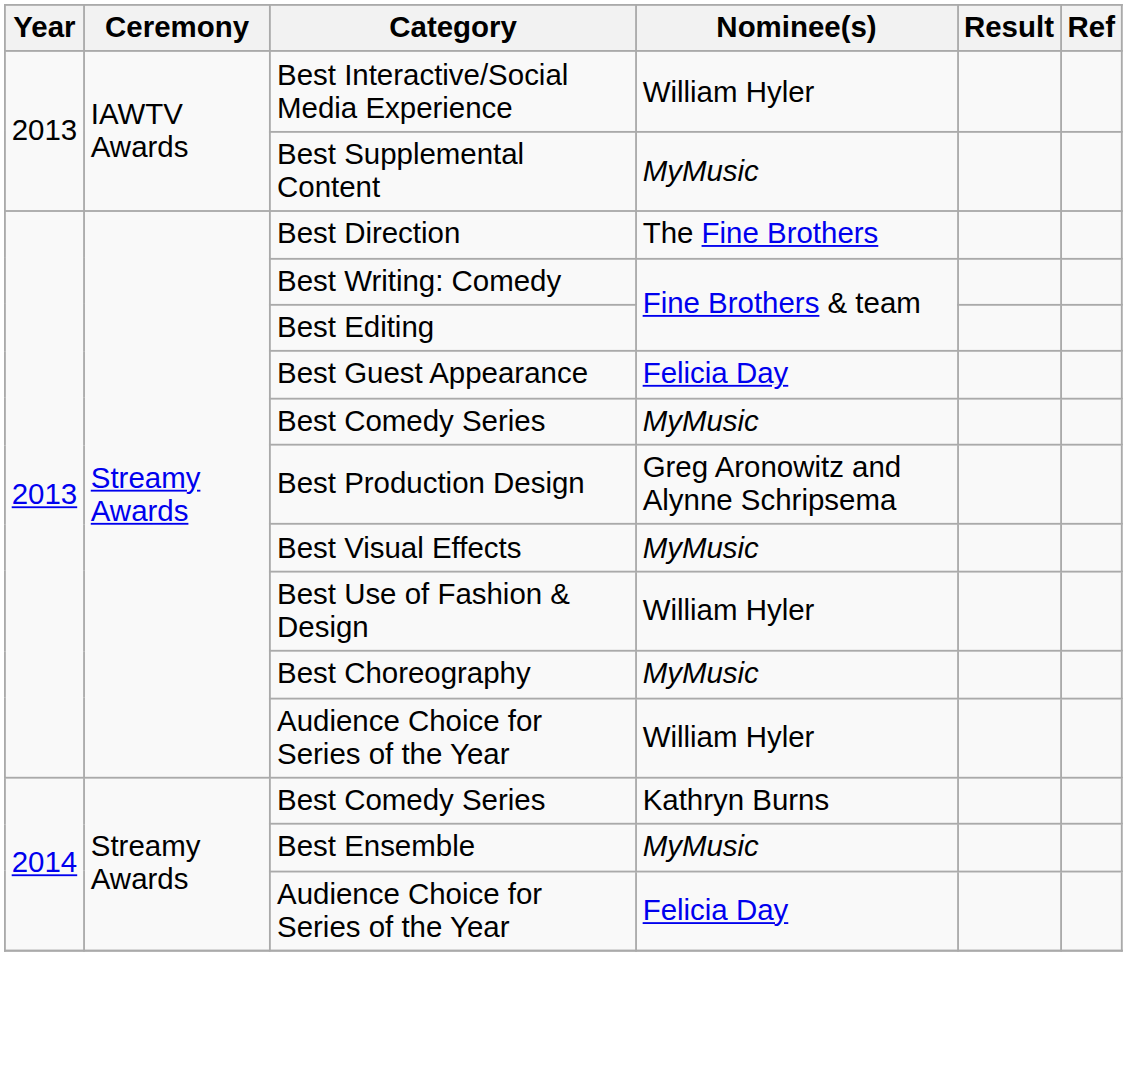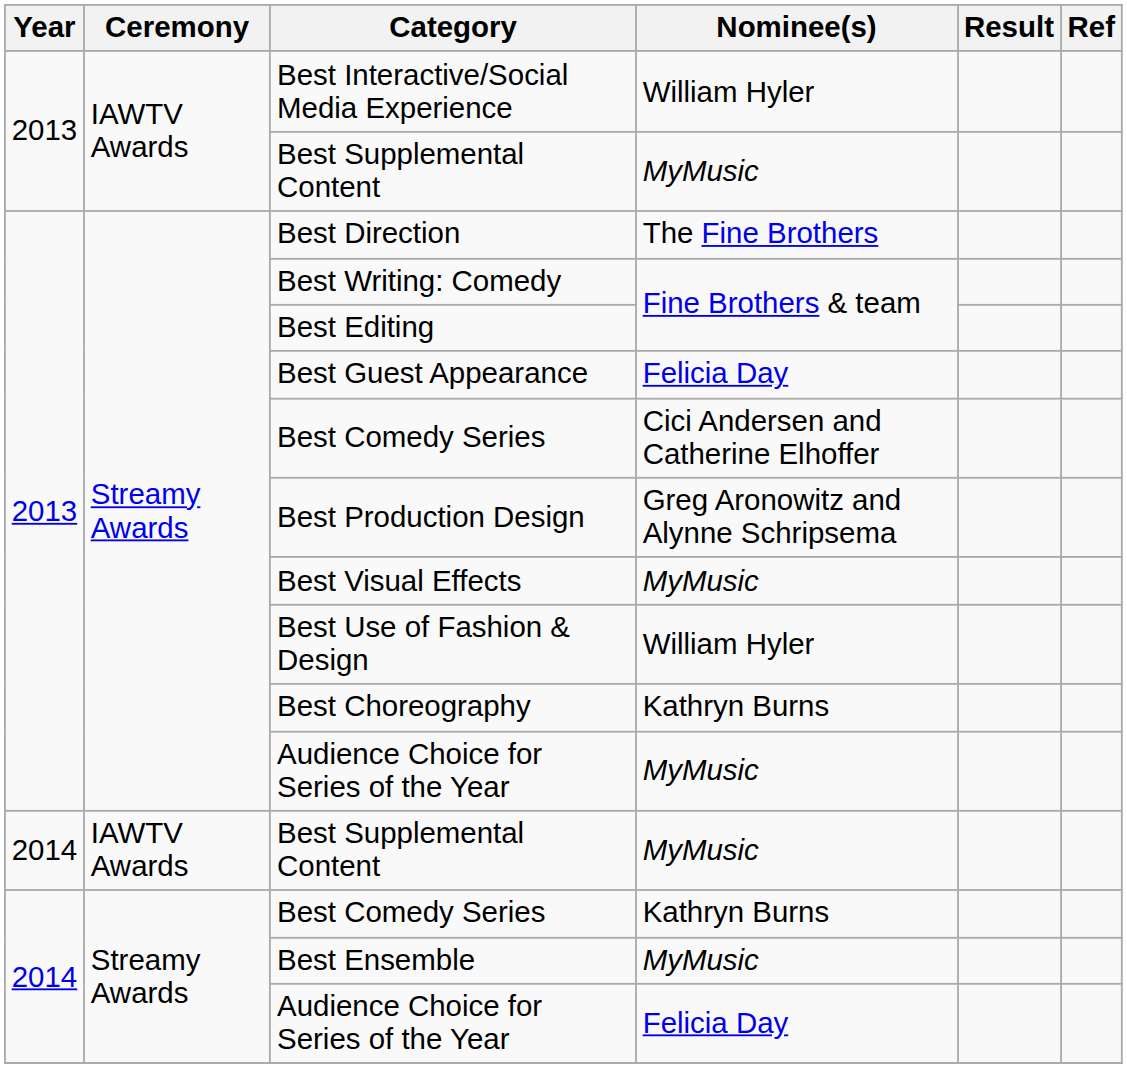(701, 420) MyMusic -> (762, 437) Cici Andersen and Catherine Elhoffer
(701, 673) MyMusic -> (736, 707) Kathryn Burns
(729, 737) William Hyler -> (701, 770) MyMusic
+ row: (44, 850)
